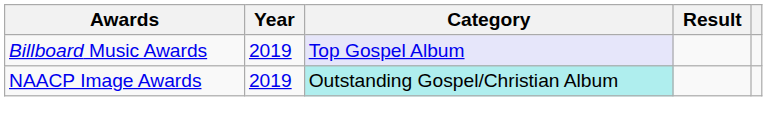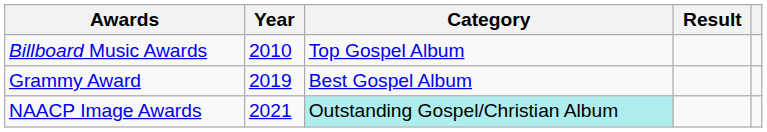(270, 50) 2019 -> (270, 50) 2010
(387, 50) lavender background -> (387, 50) no background
+ row: (75, 80)
(270, 80) 2019 -> (270, 111) 2021
